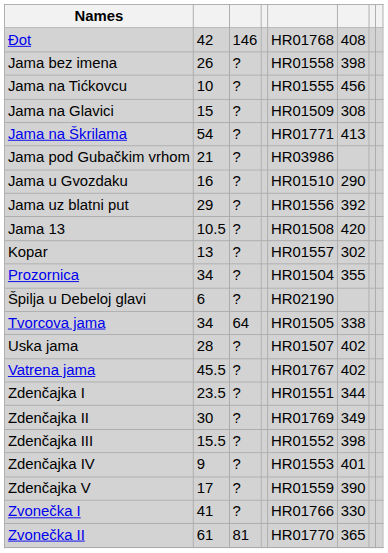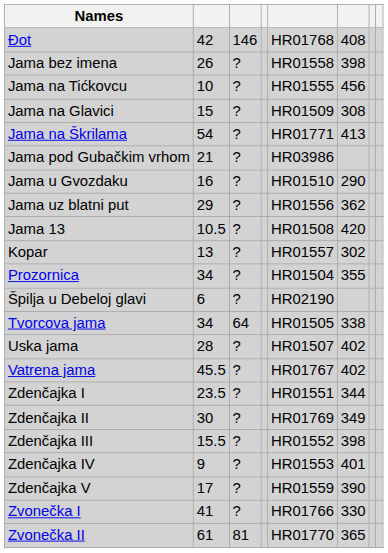(353, 205) 392 -> (353, 205) 362
